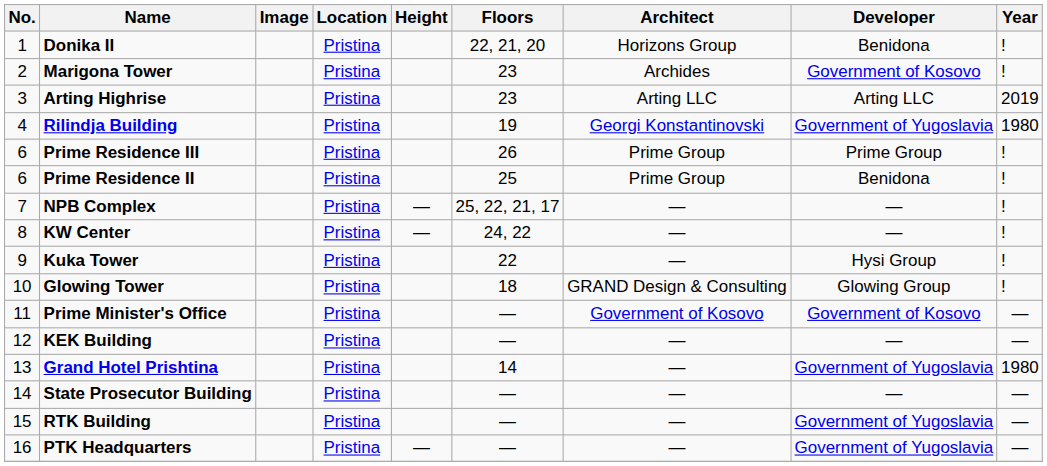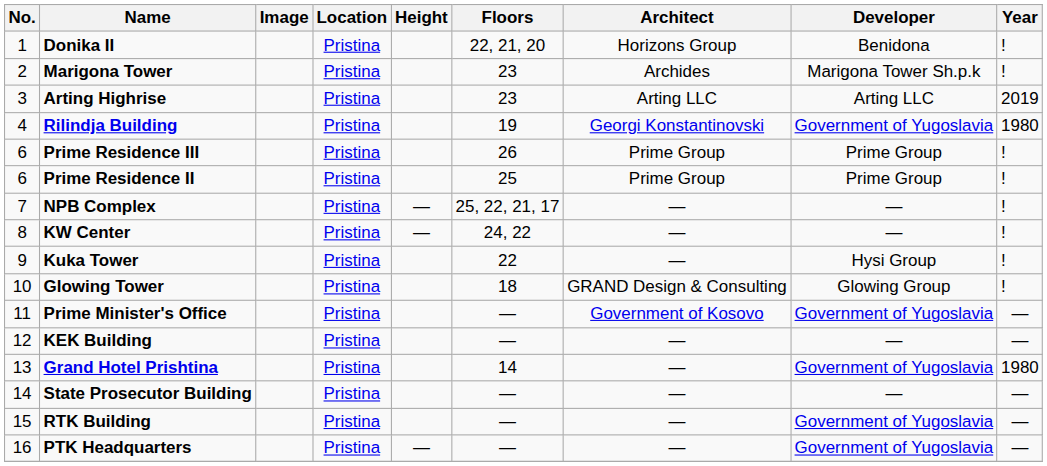(894, 71) Government of Kosovo -> (894, 71) Marigona Tower Sh.p.k
(894, 179) Benidona -> (894, 179) Prime Group
(894, 313) Government of Kosovo -> (894, 313) Government of Yugoslavia
